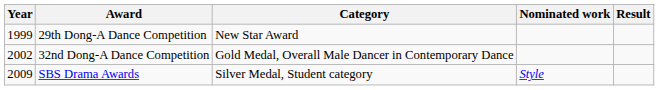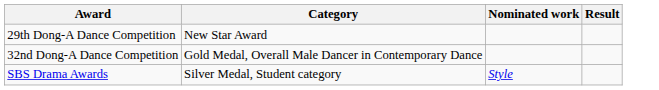- column: (20, 14)
